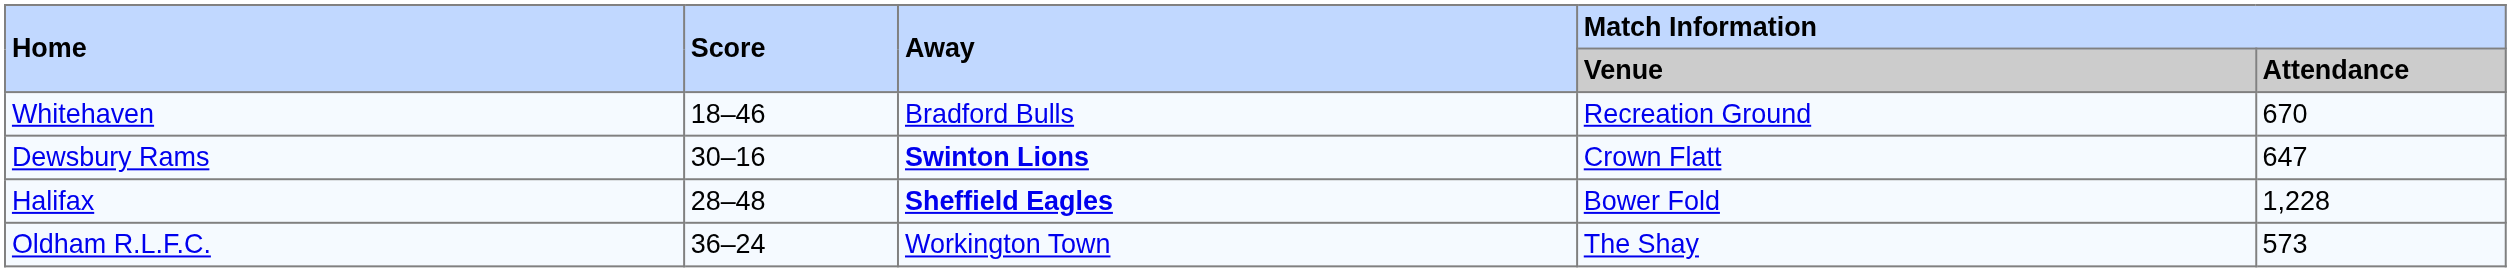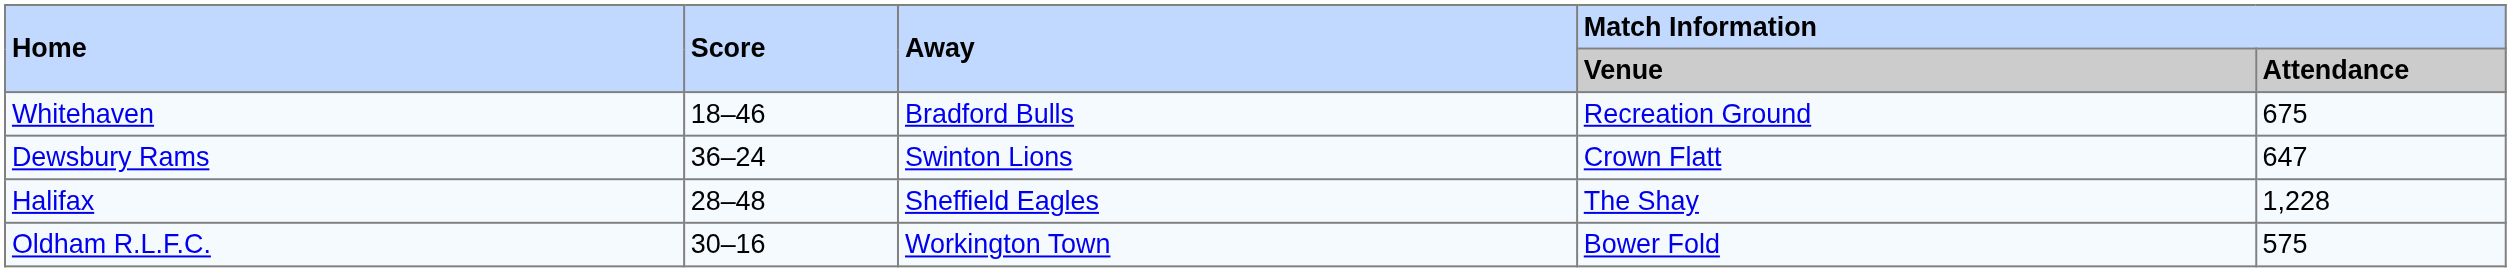(2285, 114) 670 -> (2285, 114) 675
(728, 157) 30–16 -> (728, 157) 36–24
(997, 157) bold -> (989, 157) normal
(1009, 201) bold -> (1002, 201) normal
(1652, 201) Bower Fold -> (1641, 201) The Shay
(728, 245) 36–24 -> (728, 245) 30–16
(1641, 245) The Shay -> (1652, 245) Bower Fold
(2285, 245) 573 -> (2285, 245) 575
